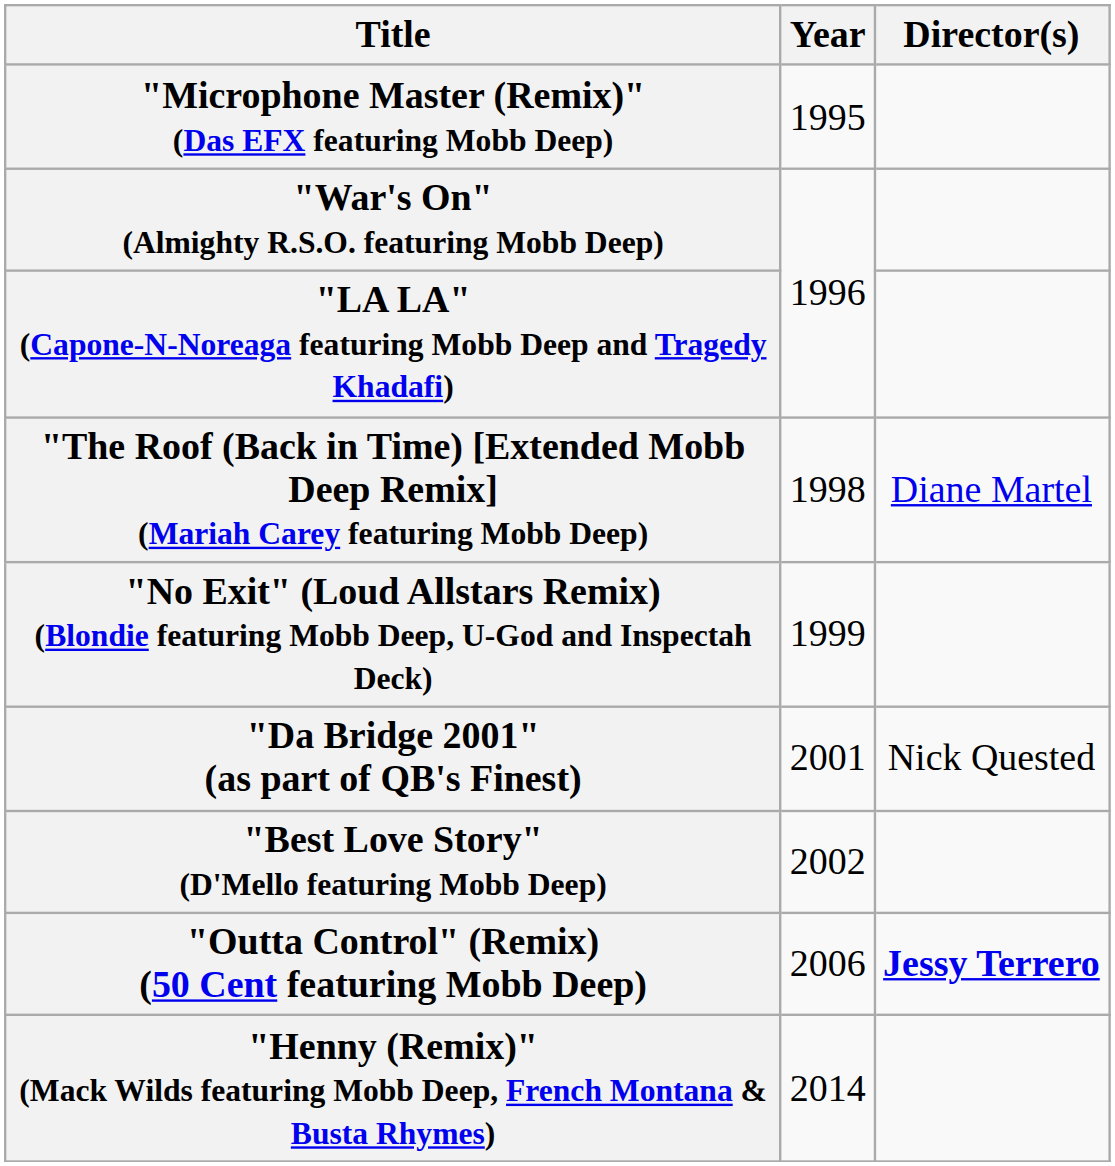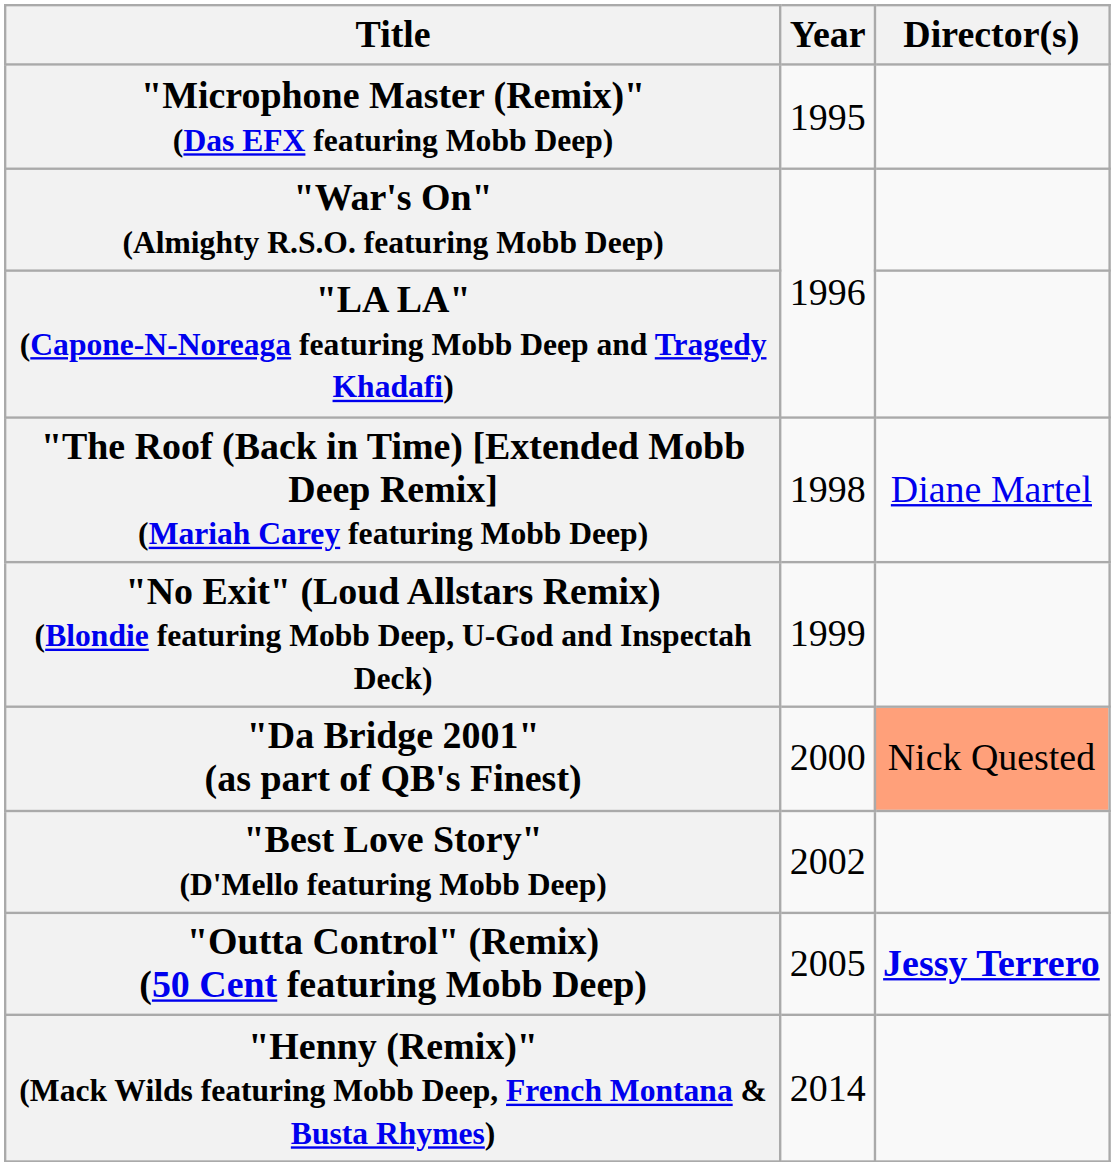(828, 758) 2001 -> (828, 758) 2000
(991, 758) no background -> (991, 758) lightsalmon background
(828, 963) 2006 -> (828, 963) 2005
